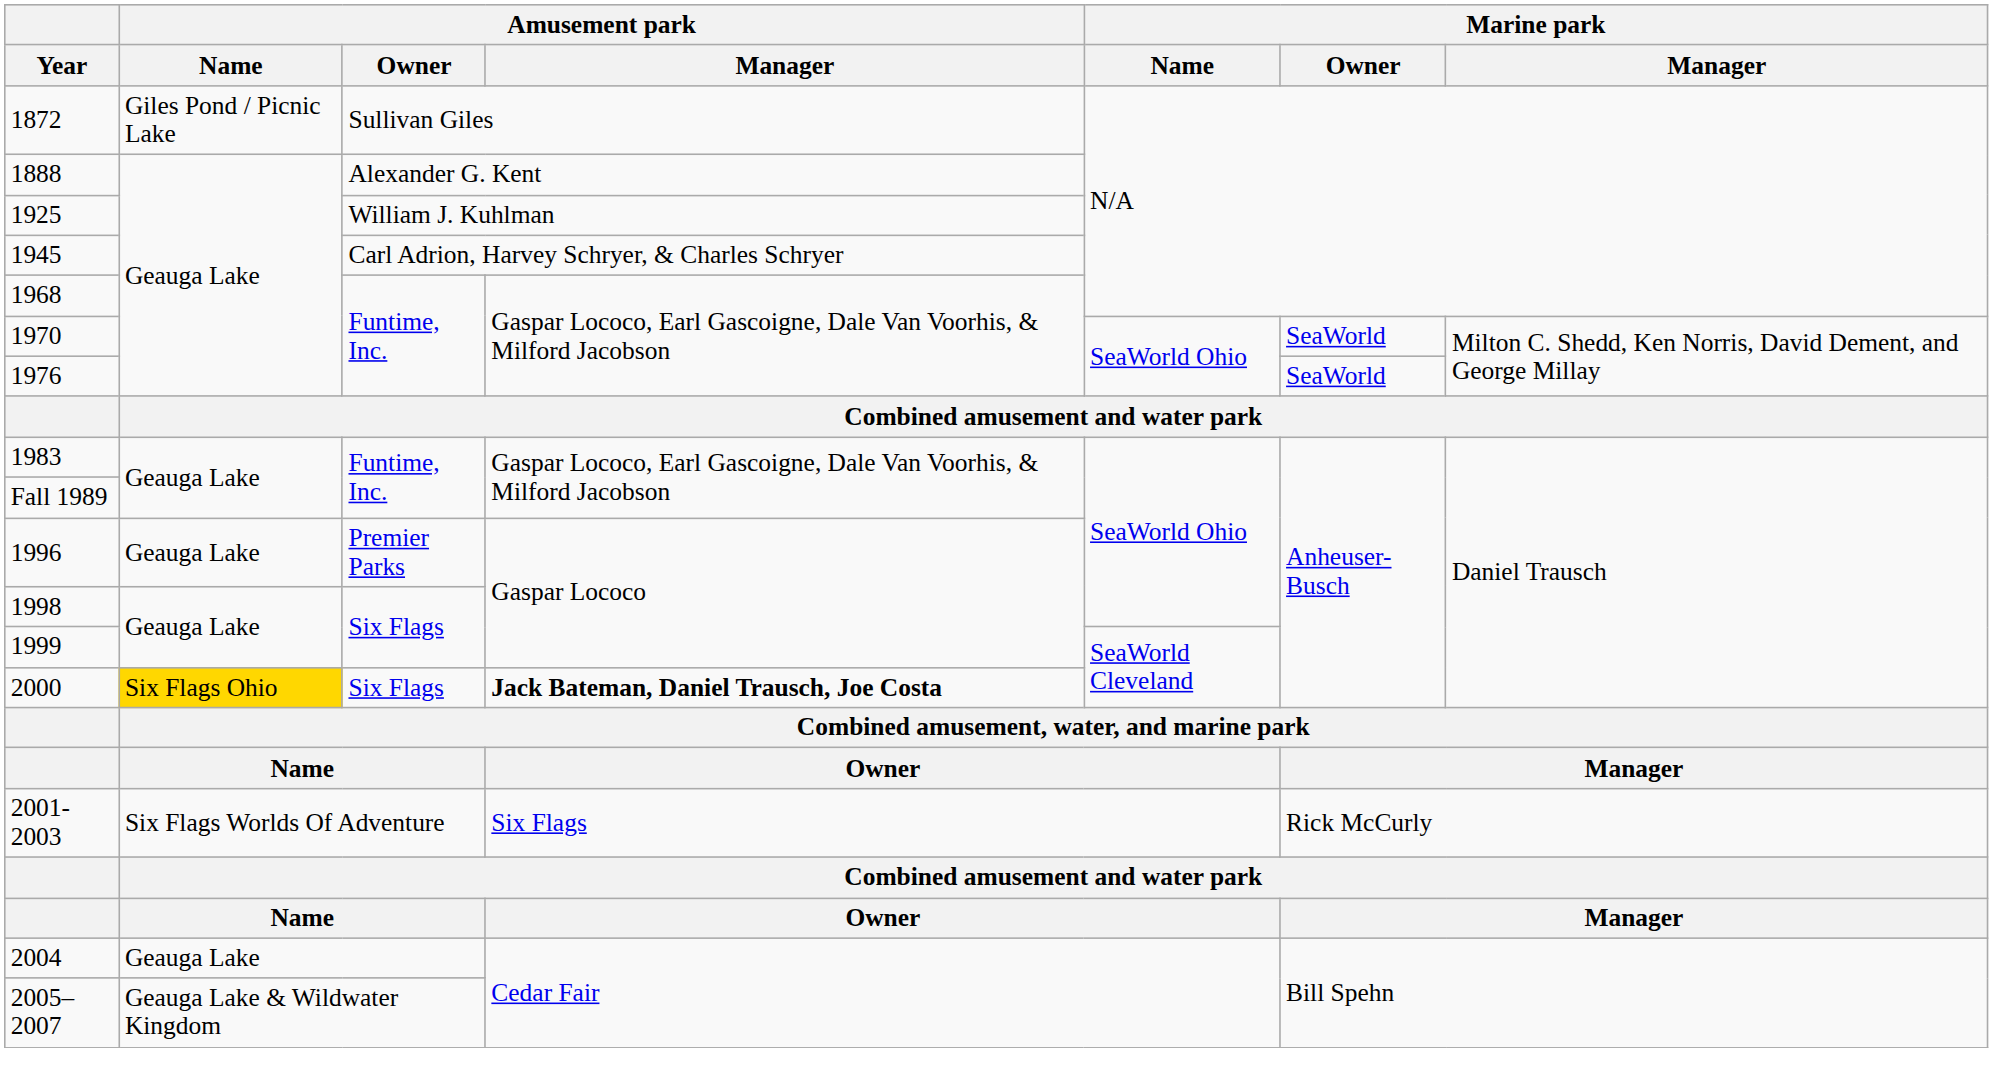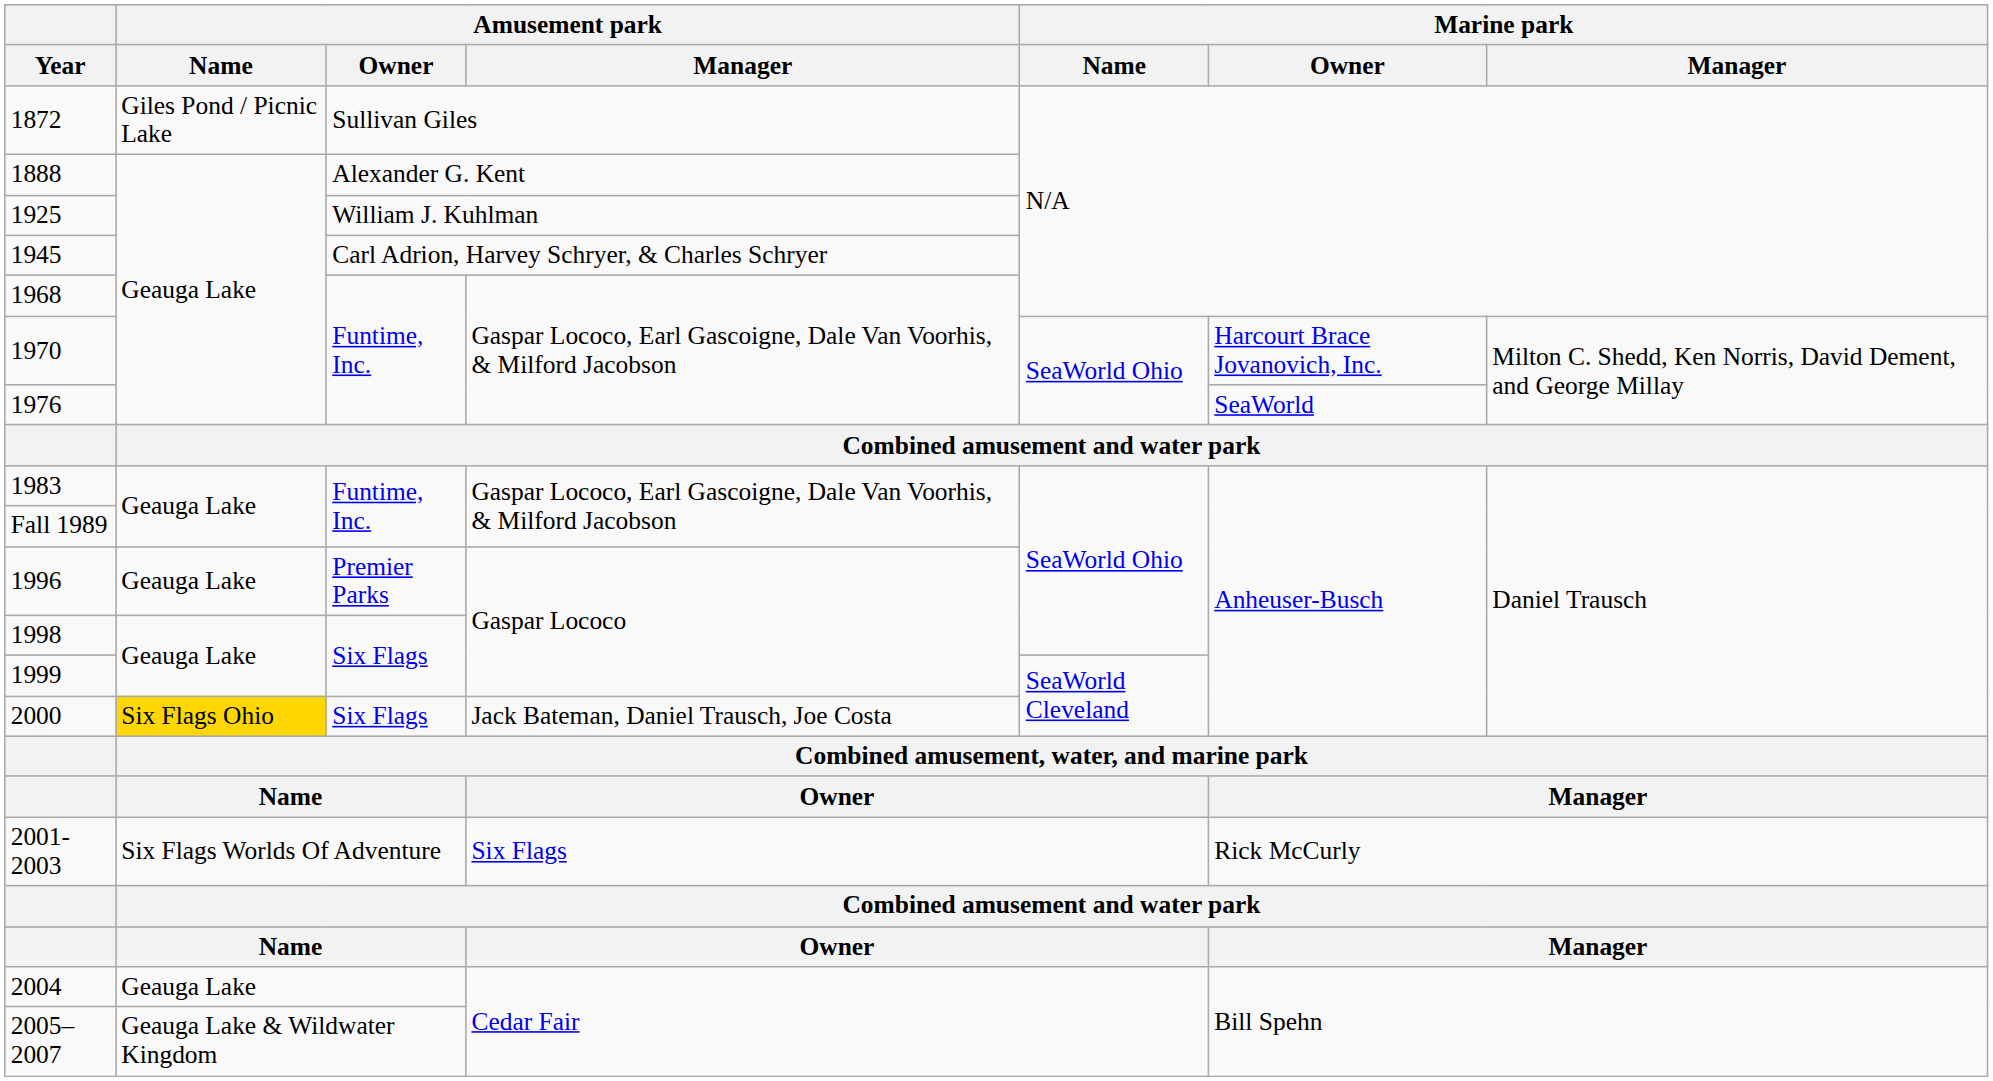(1336, 335) SeaWorld -> (1298, 350) Harcourt Brace Jovanovich, Inc.
(717, 687) bold -> (682, 715) normal
